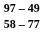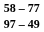rows swapped: (22, 8) <-> (22, 24)
